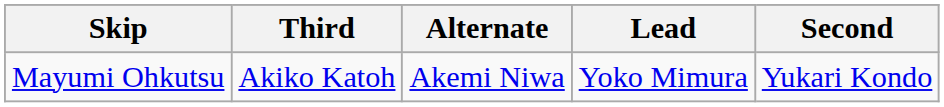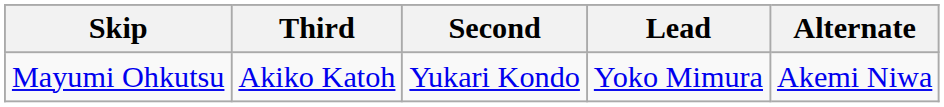columns swapped: (847, 28) <-> (487, 28)
